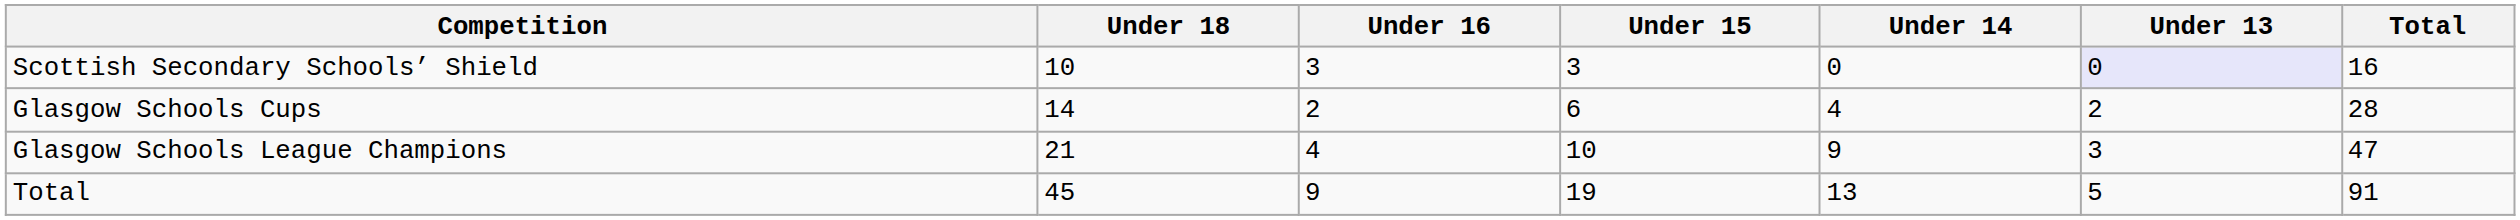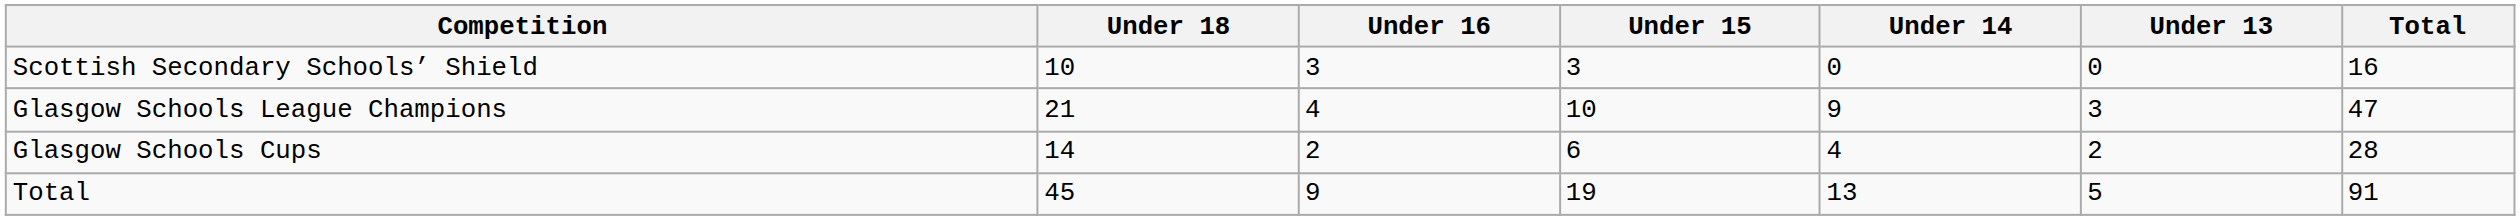(2095, 68) lavender background -> (2095, 68) no background
rows swapped: (260, 152) <-> (167, 110)
